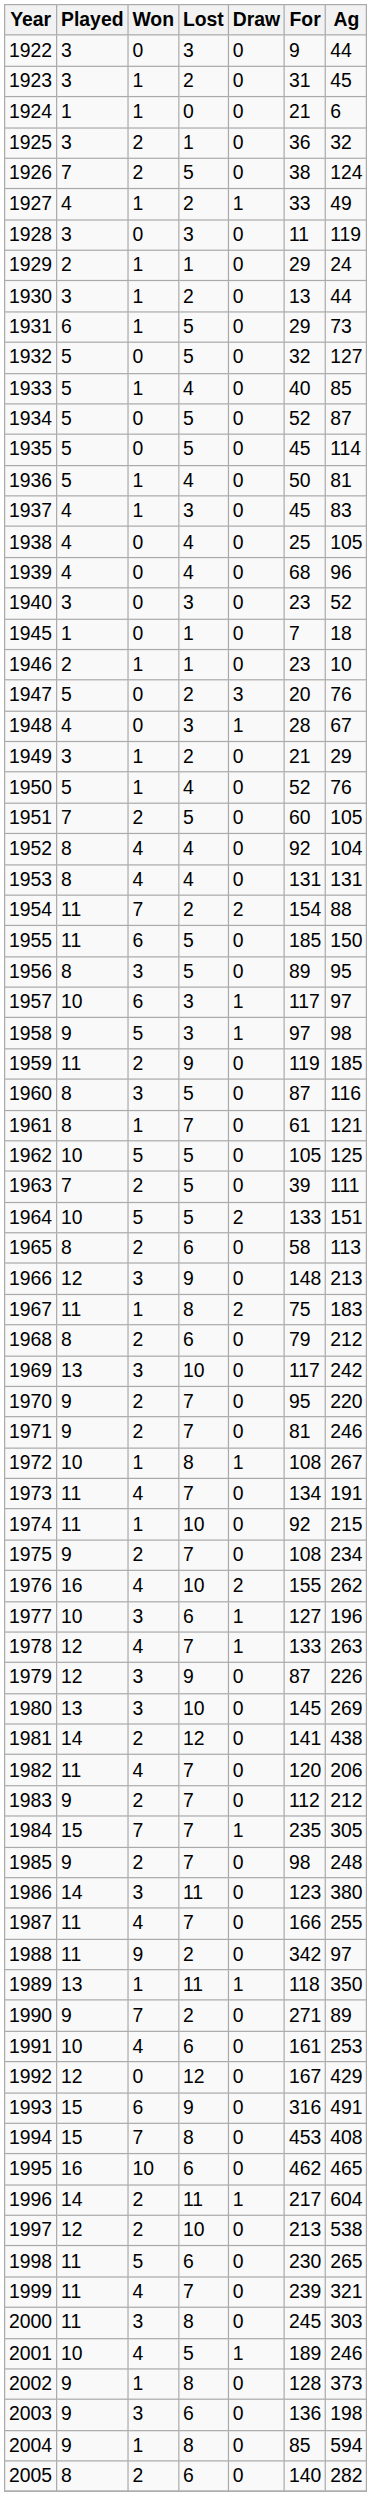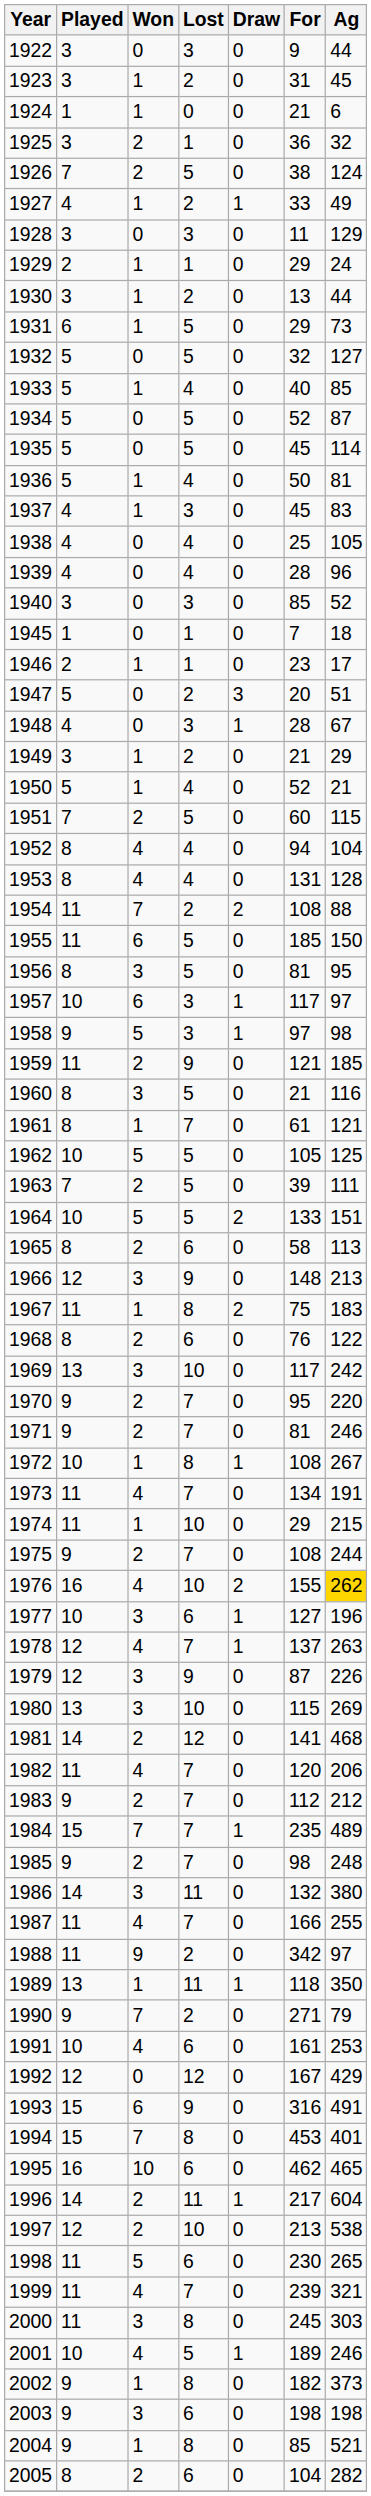(346, 234) 119 -> (346, 234) 129
(300, 572) 68 -> (300, 572) 28
(300, 603) 23 -> (300, 603) 85
(341, 664) 10 -> (341, 664) 17
(341, 695) 76 -> (341, 695) 51
(341, 787) 76 -> (341, 787) 21
(346, 818) 105 -> (346, 818) 115
(300, 848) 92 -> (300, 848) 94
(346, 879) 131 -> (346, 879) 128
(305, 910) 154 -> (305, 910) 108
(300, 971) 89 -> (300, 971) 81
(304, 1063) 119 -> (305, 1063) 121
(300, 1094) 87 -> (300, 1094) 21
(300, 1340) 79 -> (300, 1340) 76
(346, 1340) 212 -> (346, 1340) 122
(300, 1524) 92 -> (300, 1524) 29
(346, 1555) 234 -> (346, 1555) 244
(346, 1585) no background -> (346, 1585) gold background
(305, 1647) 133 -> (305, 1647) 137
(305, 1708) 145 -> (304, 1708) 115
(346, 1739) 438 -> (346, 1739) 468
(346, 1831) 305 -> (346, 1831) 489
(305, 1892) 123 -> (305, 1892) 132
(341, 2015) 89 -> (341, 2015) 79
(346, 2138) 408 -> (346, 2138) 401
(305, 2384) 128 -> (305, 2384) 182
(305, 2414) 136 -> (305, 2414) 198
(346, 2445) 594 -> (346, 2445) 521
(305, 2476) 140 -> (305, 2476) 104
